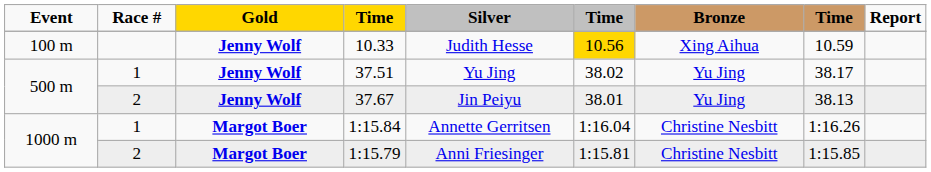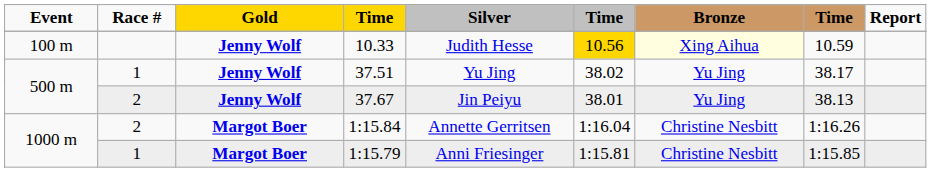(719, 45) no background -> (719, 45) lightyellow background
(137, 126) 1 -> (137, 126) 2
(137, 153) 2 -> (137, 153) 1
